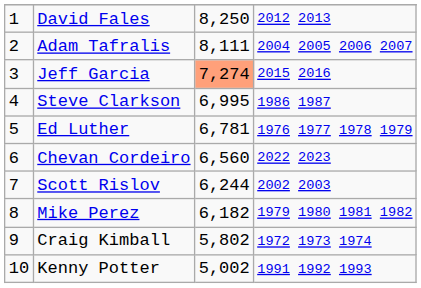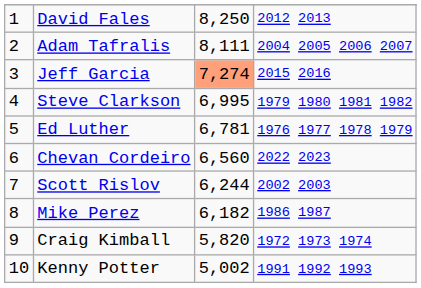(294, 102) 1986 1987 -> (335, 102) 1979 1980 1981 1982
(335, 213) 1979 1980 1981 1982 -> (294, 213) 1986 1987
(224, 241) 5,802 -> (224, 241) 5,820
